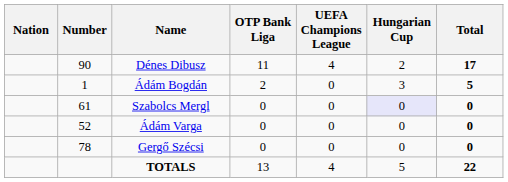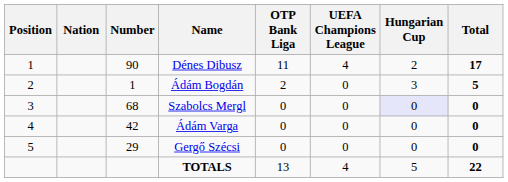+ column: (31, 29)
(85, 106) 61 -> (132, 106) 68
(85, 126) 52 -> (132, 126) 42
(85, 147) 78 -> (132, 147) 29
